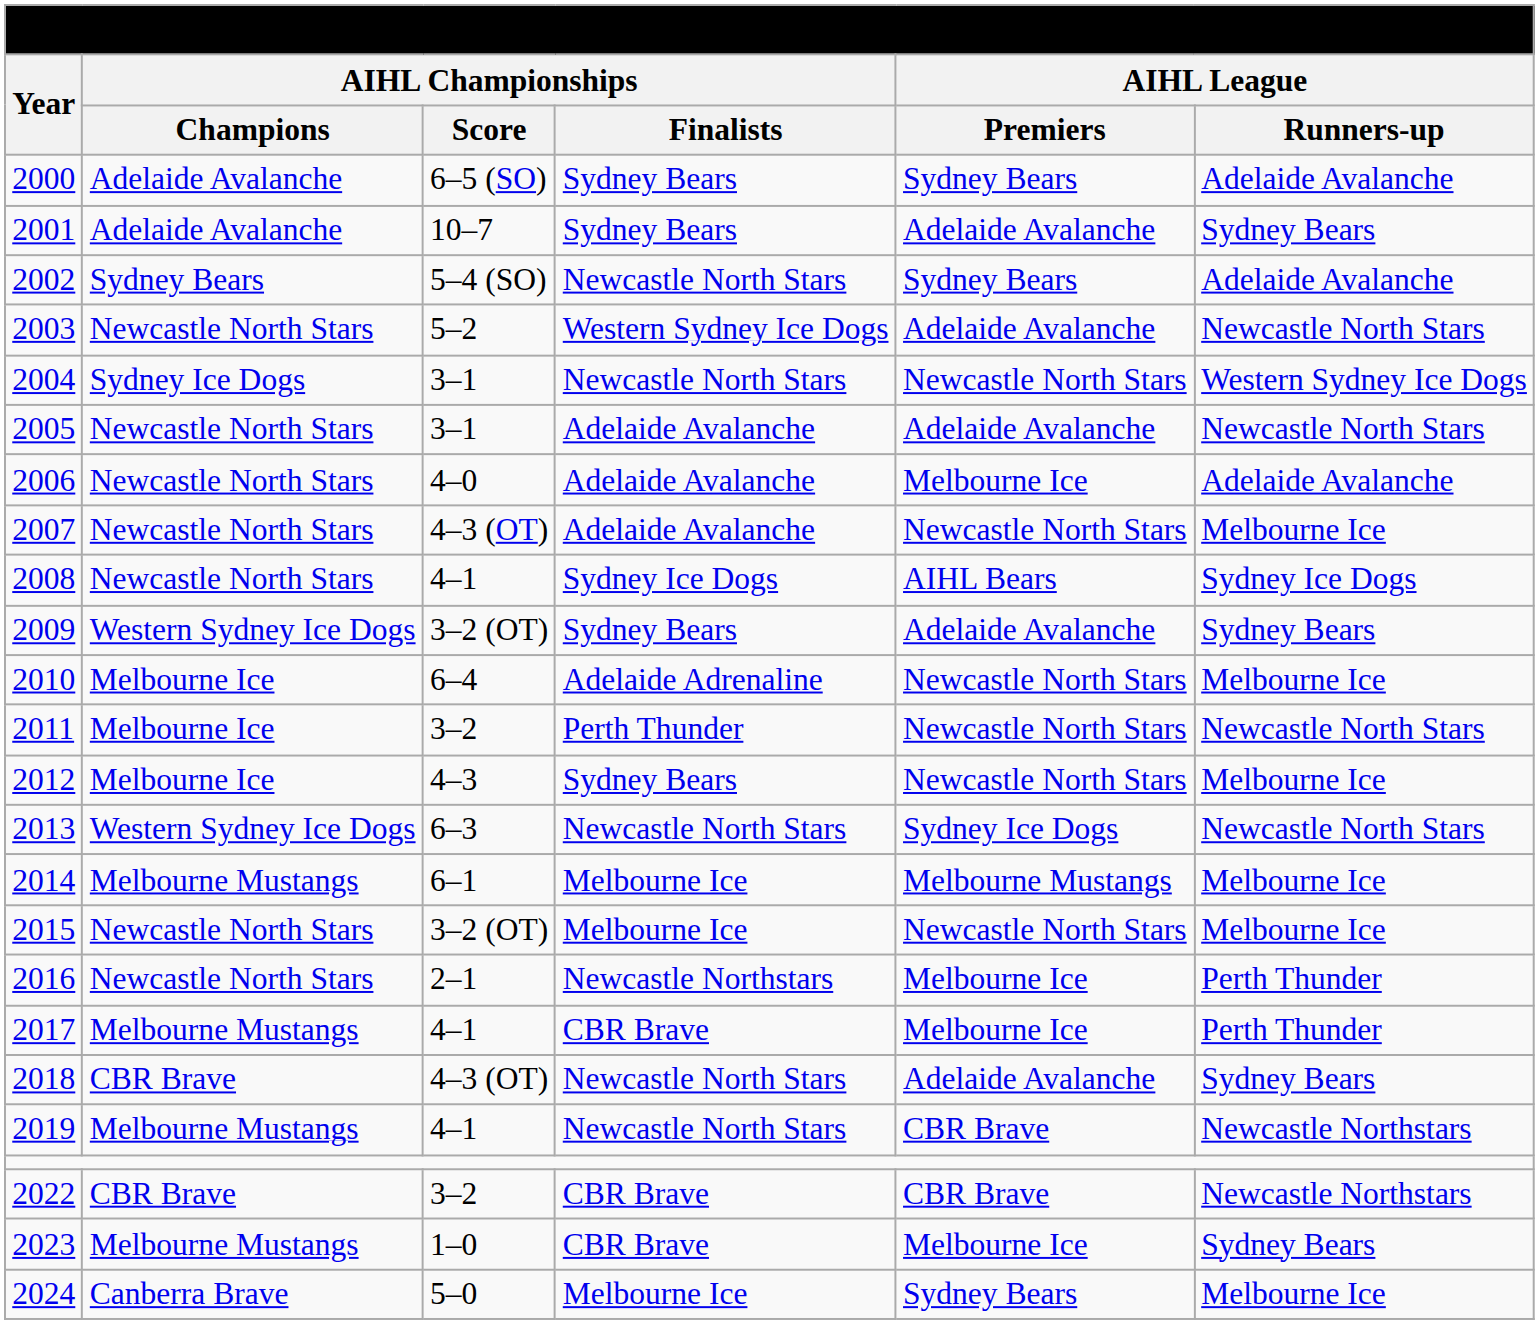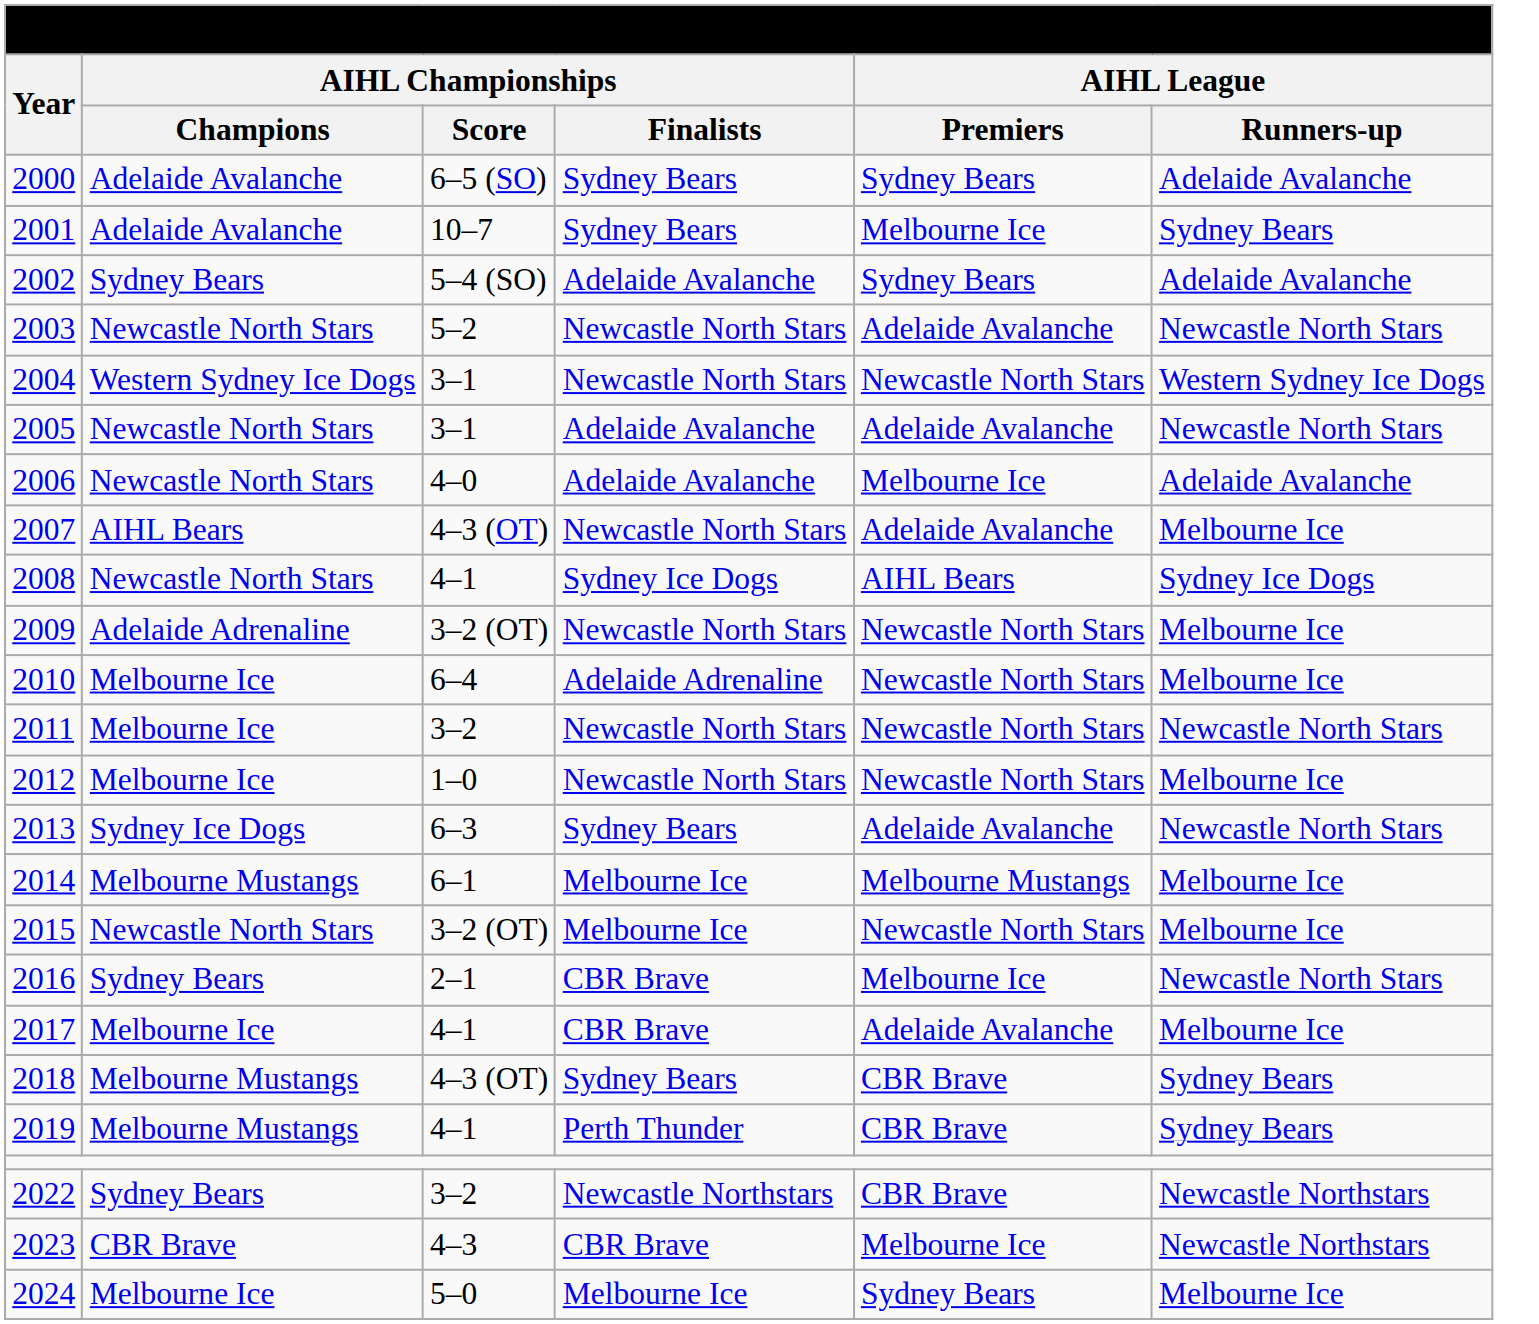(1029, 229) Adelaide Avalanche -> (953, 229) Melbourne Ice
(705, 279) Newcastle North Stars -> (689, 279) Adelaide Avalanche
(726, 329) Western Sydney Ice Dogs -> (705, 329) Newcastle North Stars
(197, 379) Sydney Ice Dogs -> (253, 379) Western Sydney Ice Dogs
(232, 529) Newcastle North Stars -> (167, 529) AIHL Bears
(689, 529) Adelaide Avalanche -> (705, 529) Newcastle North Stars
(1045, 529) Newcastle North Stars -> (987, 529) Adelaide Avalanche
(253, 629) Western Sydney Ice Dogs -> (220, 629) Adelaide Adrenaline
(650, 629) Sydney Bears -> (705, 629) Newcastle North Stars
(1029, 629) Adelaide Avalanche -> (1003, 629) Newcastle North Stars
(1288, 629) Sydney Bears -> (1251, 629) Melbourne Ice
(653, 729) Perth Thunder -> (705, 729) Newcastle North Stars
(454, 779) 4–3 -> (454, 779) 1–0
(650, 779) Sydney Bears -> (705, 779) Newcastle North Stars
(253, 829) Western Sydney Ice Dogs -> (197, 829) Sydney Ice Dogs
(705, 829) Newcastle North Stars -> (650, 829) Sydney Bears
(1011, 829) Sydney Ice Dogs -> (987, 829) Adelaide Avalanche
(232, 979) Newcastle North Stars -> (177, 979) Sydney Bears
(698, 979) Newcastle Northstars -> (636, 979) CBR Brave
(1291, 979) Perth Thunder -> (1301, 979) Newcastle North Stars
(224, 1029) Melbourne Mustangs -> (182, 1029) Melbourne Ice
(995, 1029) Melbourne Ice -> (987, 1029) Adelaide Avalanche
(1291, 1029) Perth Thunder -> (1251, 1029) Melbourne Ice
(163, 1079) CBR Brave -> (224, 1079) Melbourne Mustangs
(705, 1079) Newcastle North Stars -> (650, 1079) Sydney Bears
(1029, 1079) Adelaide Avalanche -> (934, 1079) CBR Brave
(705, 1129) Newcastle North Stars -> (653, 1129) Perth Thunder
(1336, 1129) Newcastle Northstars -> (1246, 1129) Sydney Bears
(163, 1193) CBR Brave -> (177, 1193) Sydney Bears
(636, 1193) CBR Brave -> (698, 1193) Newcastle Northstars
(224, 1243) Melbourne Mustangs -> (163, 1243) CBR Brave
(454, 1243) 1–0 -> (454, 1243) 4–3
(1288, 1243) Sydney Bears -> (1294, 1243) Newcastle Northstars
(189, 1293) Canberra Brave -> (182, 1293) Melbourne Ice
